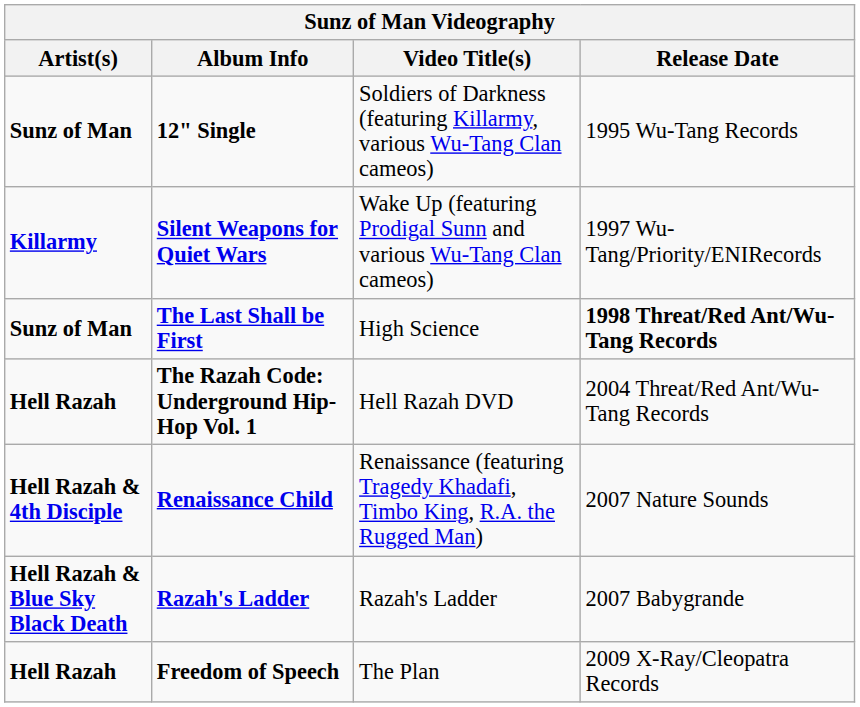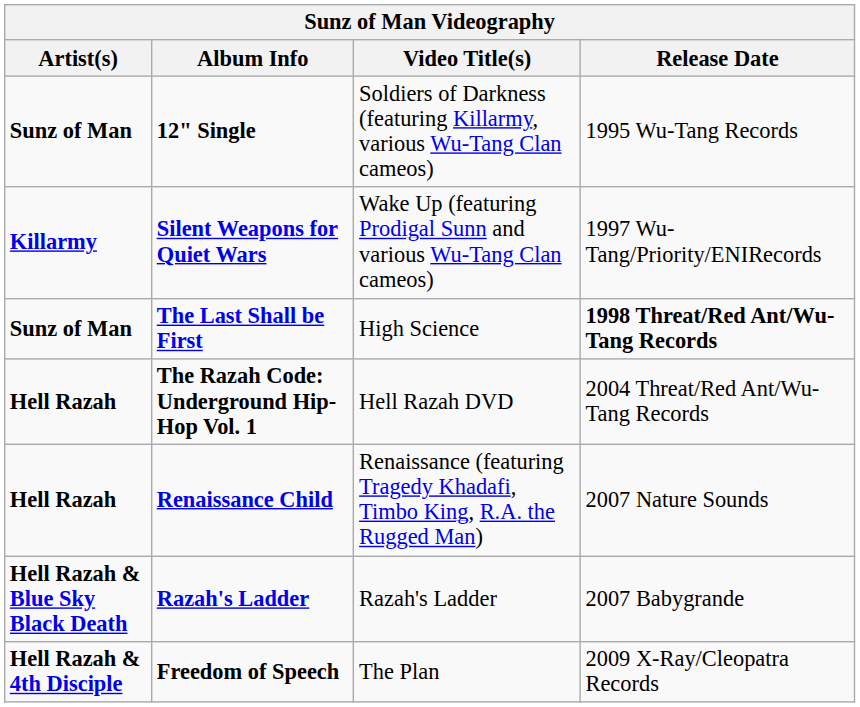(75, 500) Hell Razah & 4th Disciple -> (63, 500) Hell Razah
(63, 671) Hell Razah -> (75, 671) Hell Razah & 4th Disciple
